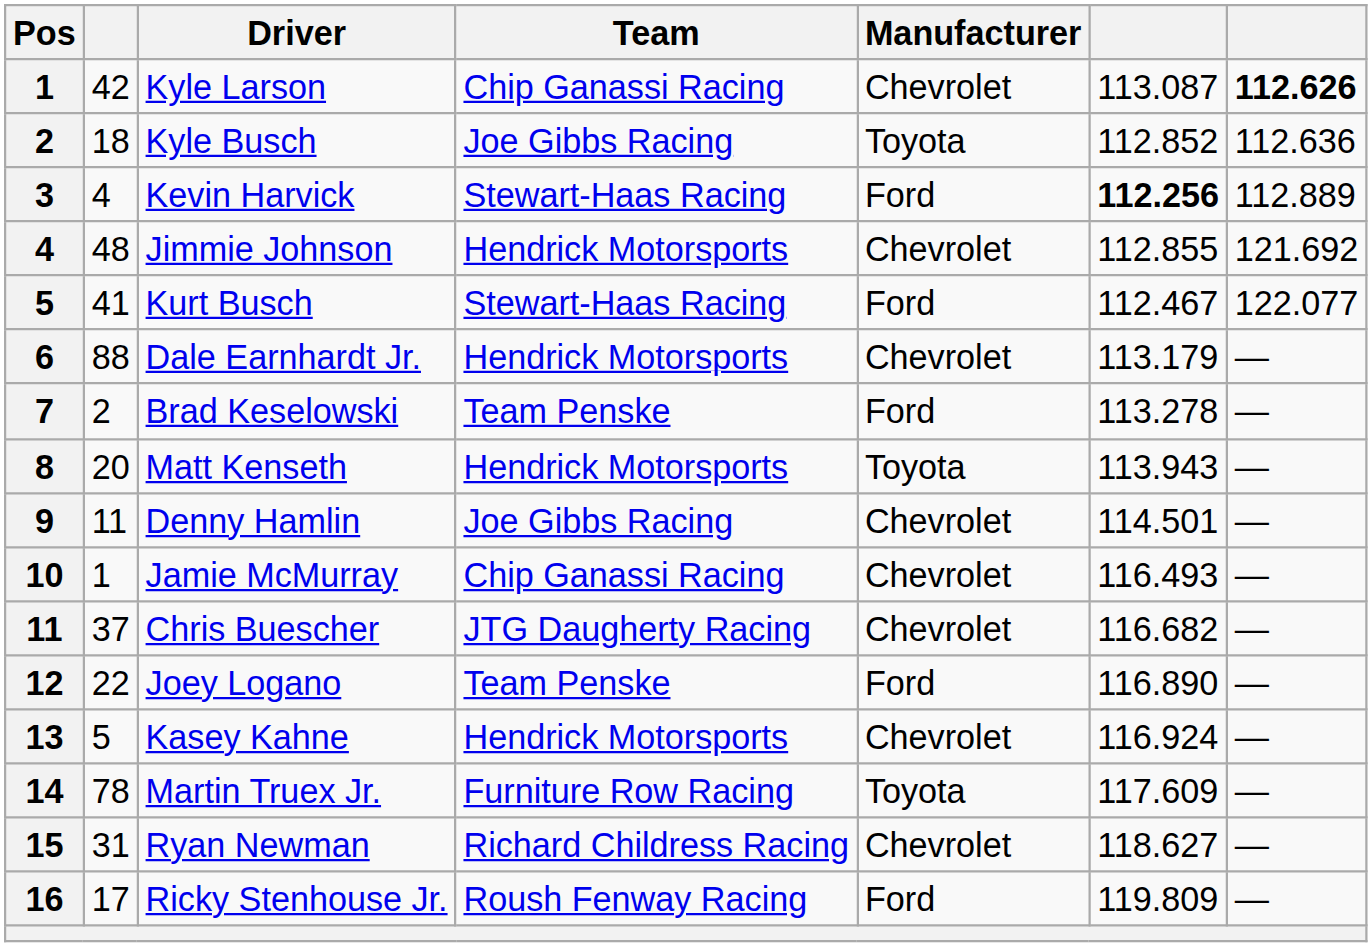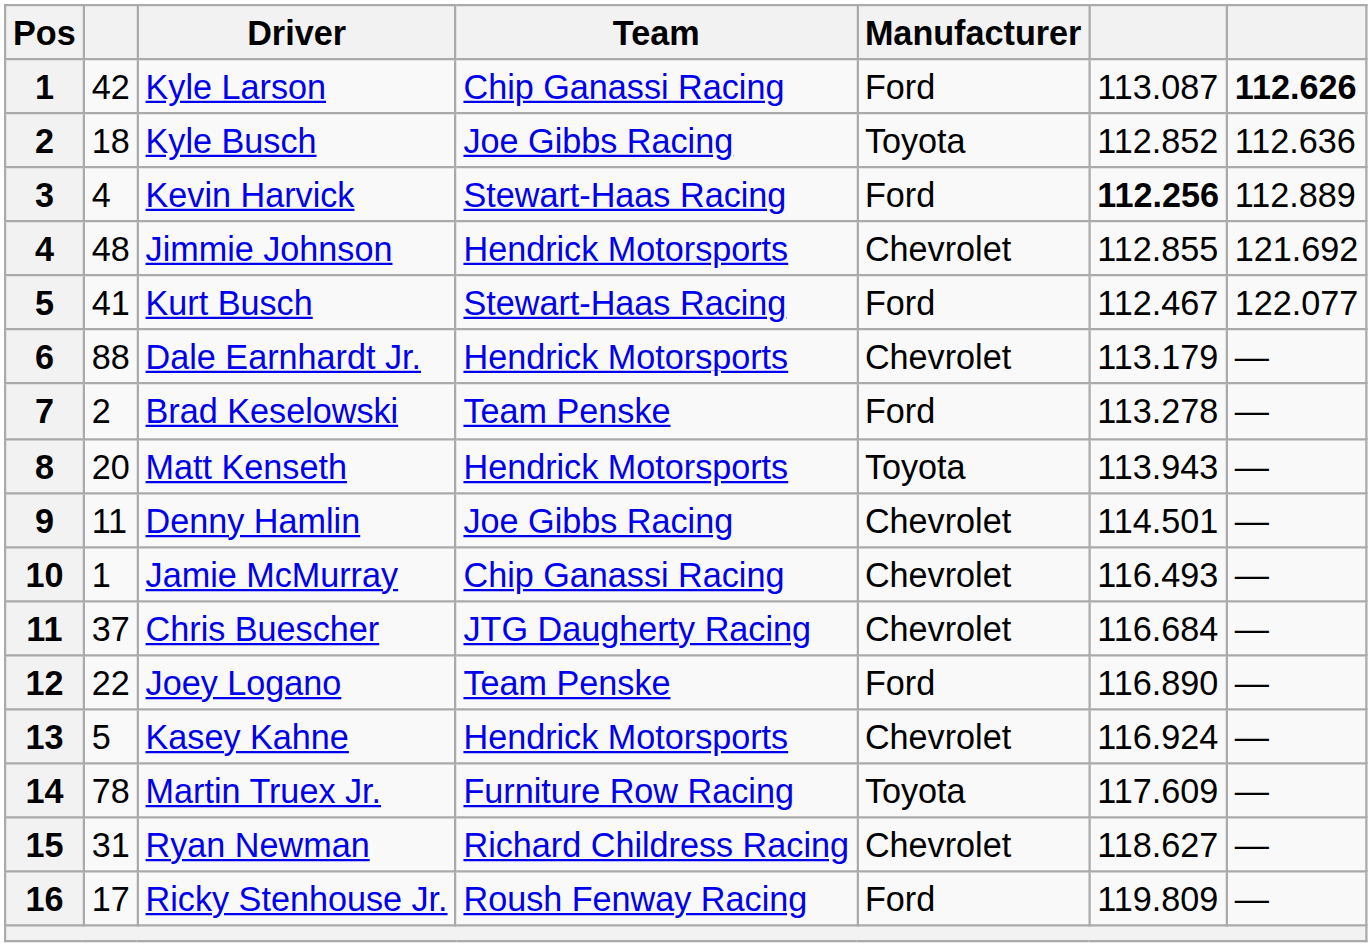(938, 87) Chevrolet -> (900, 87) Ford
(1158, 628) 116.682 -> (1158, 628) 116.684
